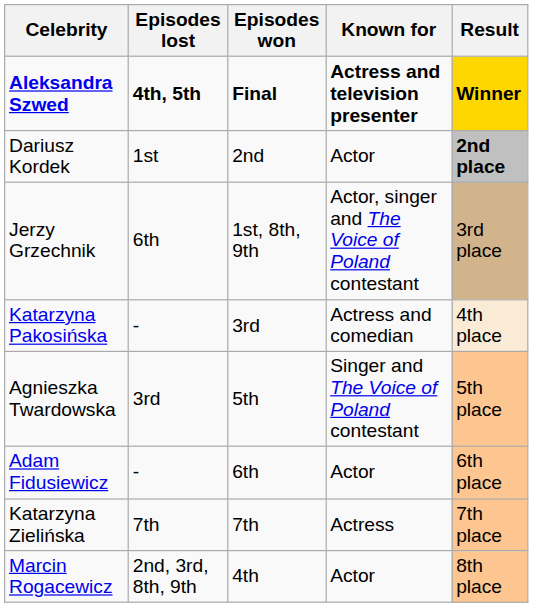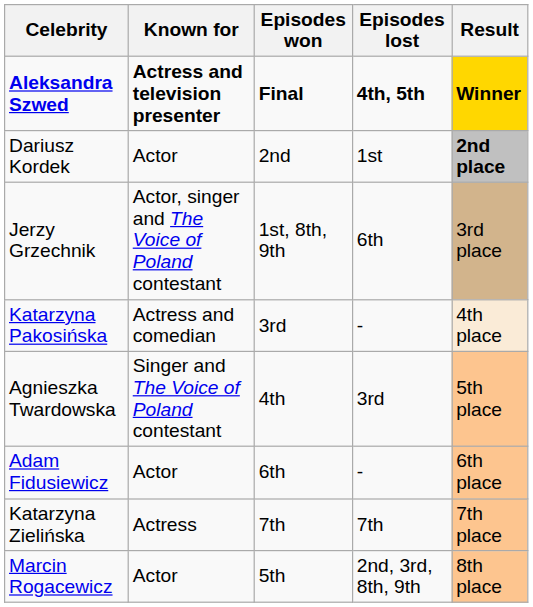columns swapped: (389, 30) <-> (178, 30)
(246, 398) 5th -> (272, 398) 4th
(246, 576) 4th -> (272, 576) 5th
